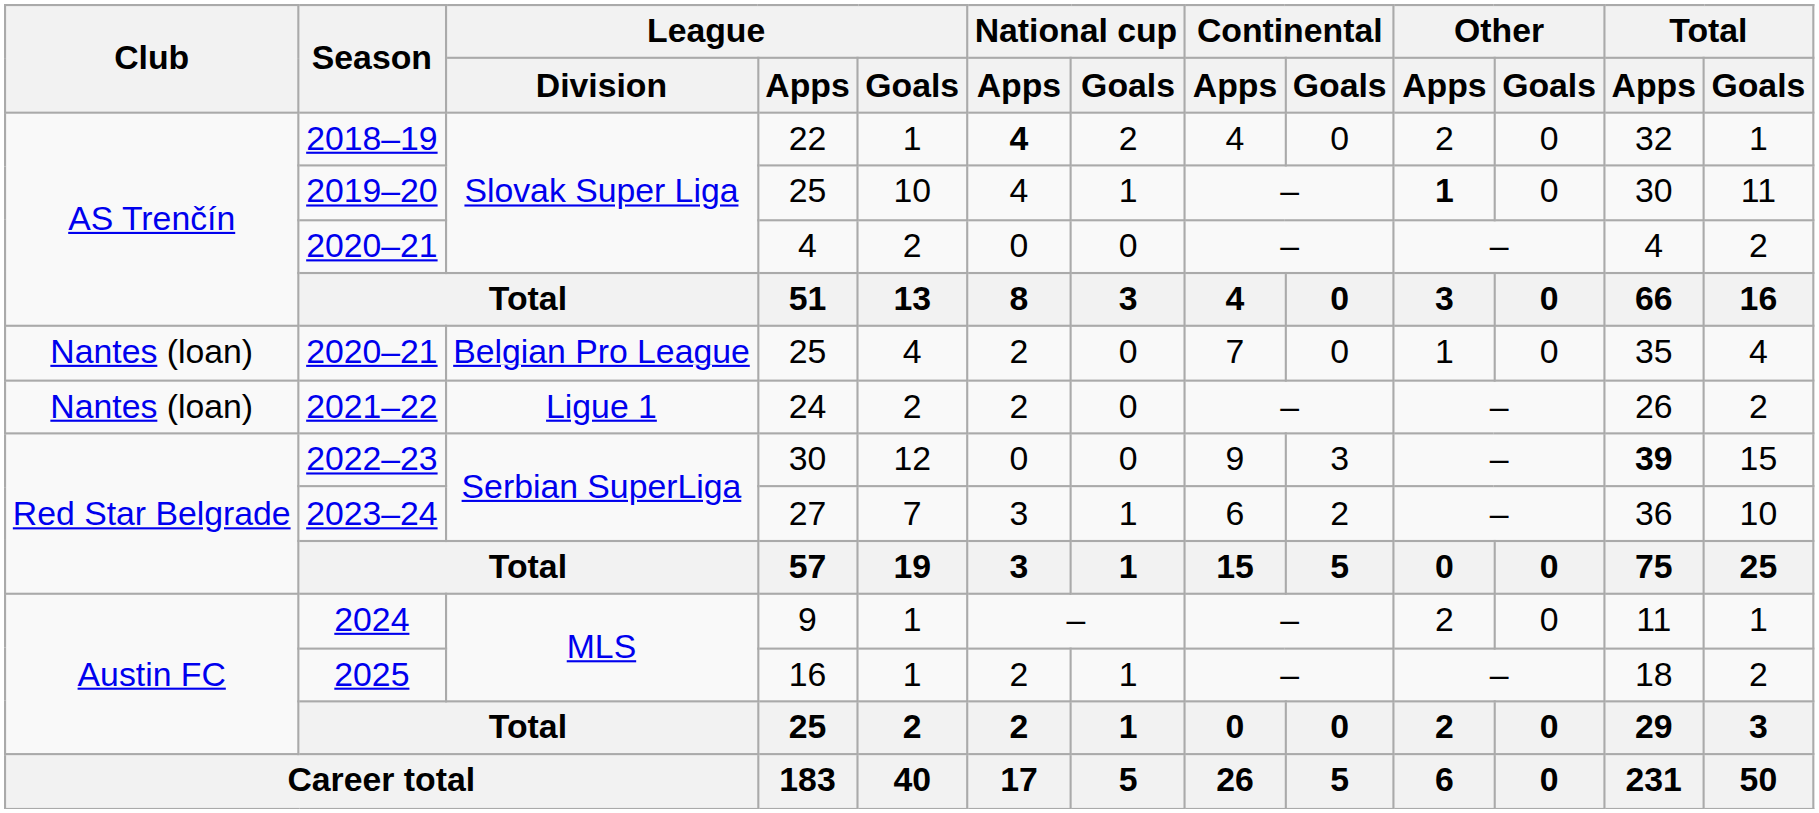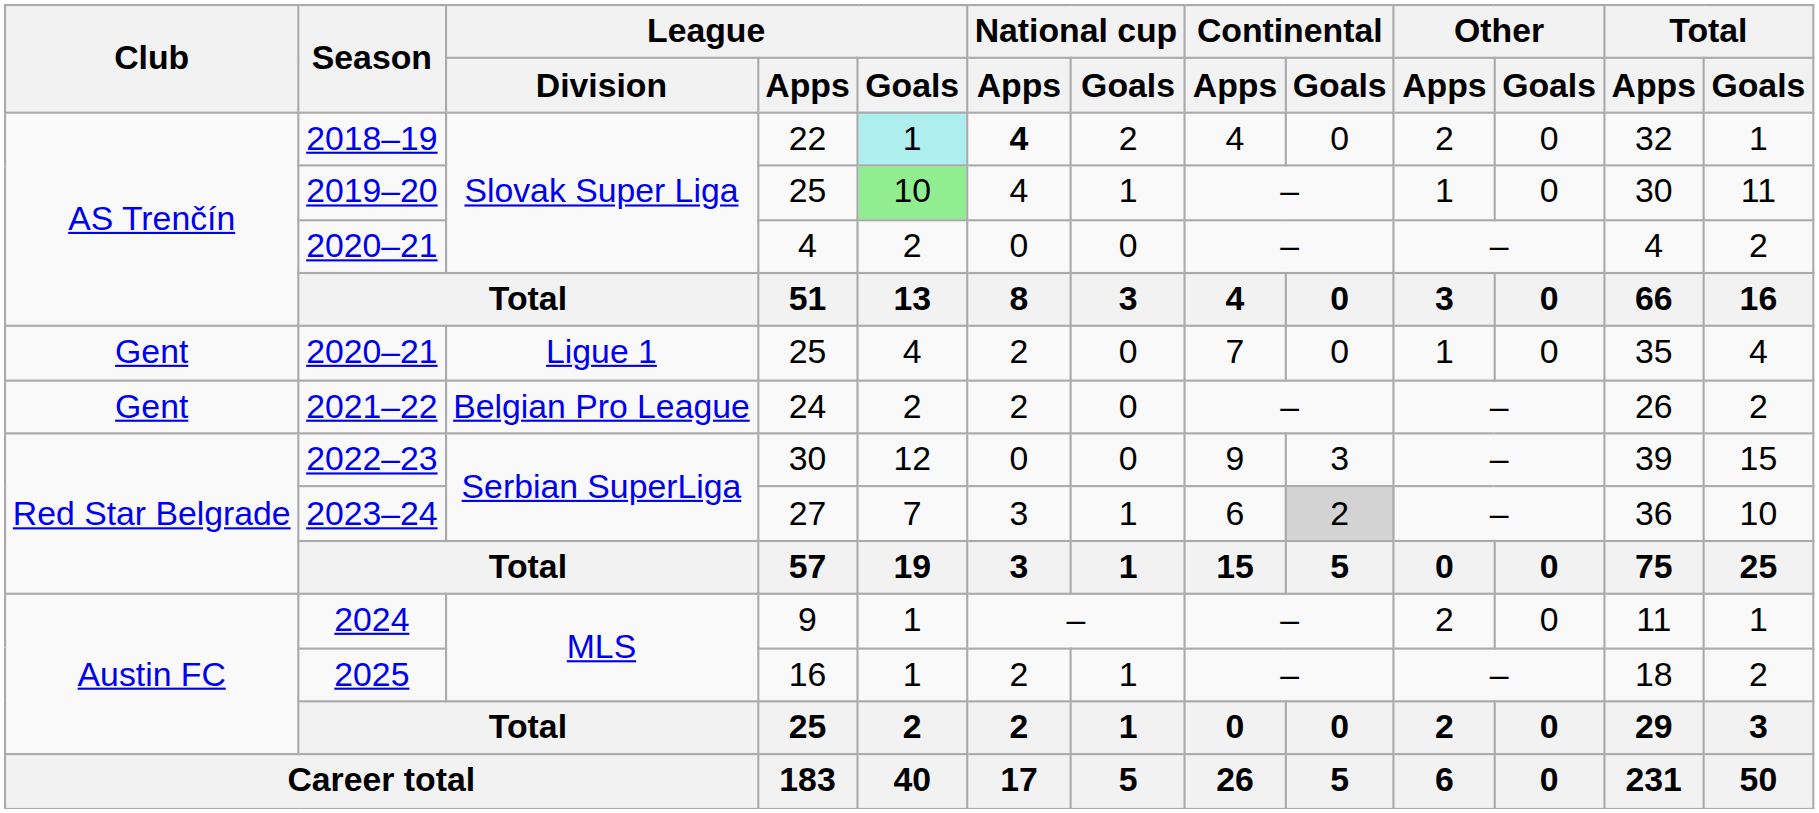(912, 138) no background -> (912, 138) paleturquoise background
(912, 191) no background -> (912, 191) lightgreen background
(1444, 191) bold -> (1444, 191) normal
(152, 352) Nantes (loan) -> (152, 352) Gent
(601, 352) Belgian Pro League -> (601, 352) Ligue 1
(152, 406) Nantes (loan) -> (152, 406) Gent
(601, 406) Ligue 1 -> (601, 406) Belgian Pro League
(1654, 459) bold -> (1654, 459) normal
(1340, 513) no background -> (1340, 513) lightgrey background
